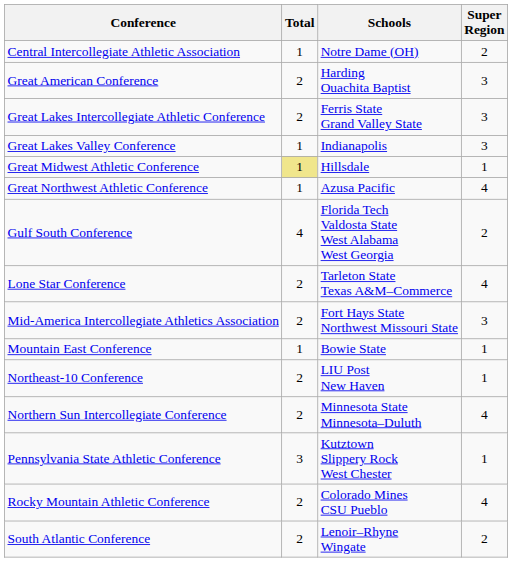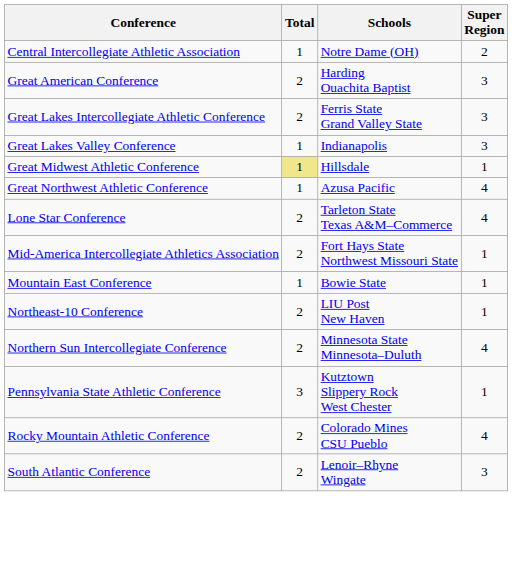- row: (70, 232)
(484, 320) 3 -> (484, 253) 1
(484, 539) 2 -> (484, 472) 3
